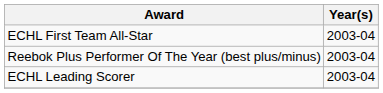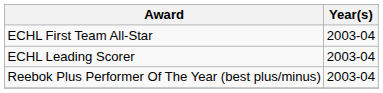rows swapped: (71, 77) <-> (164, 56)
